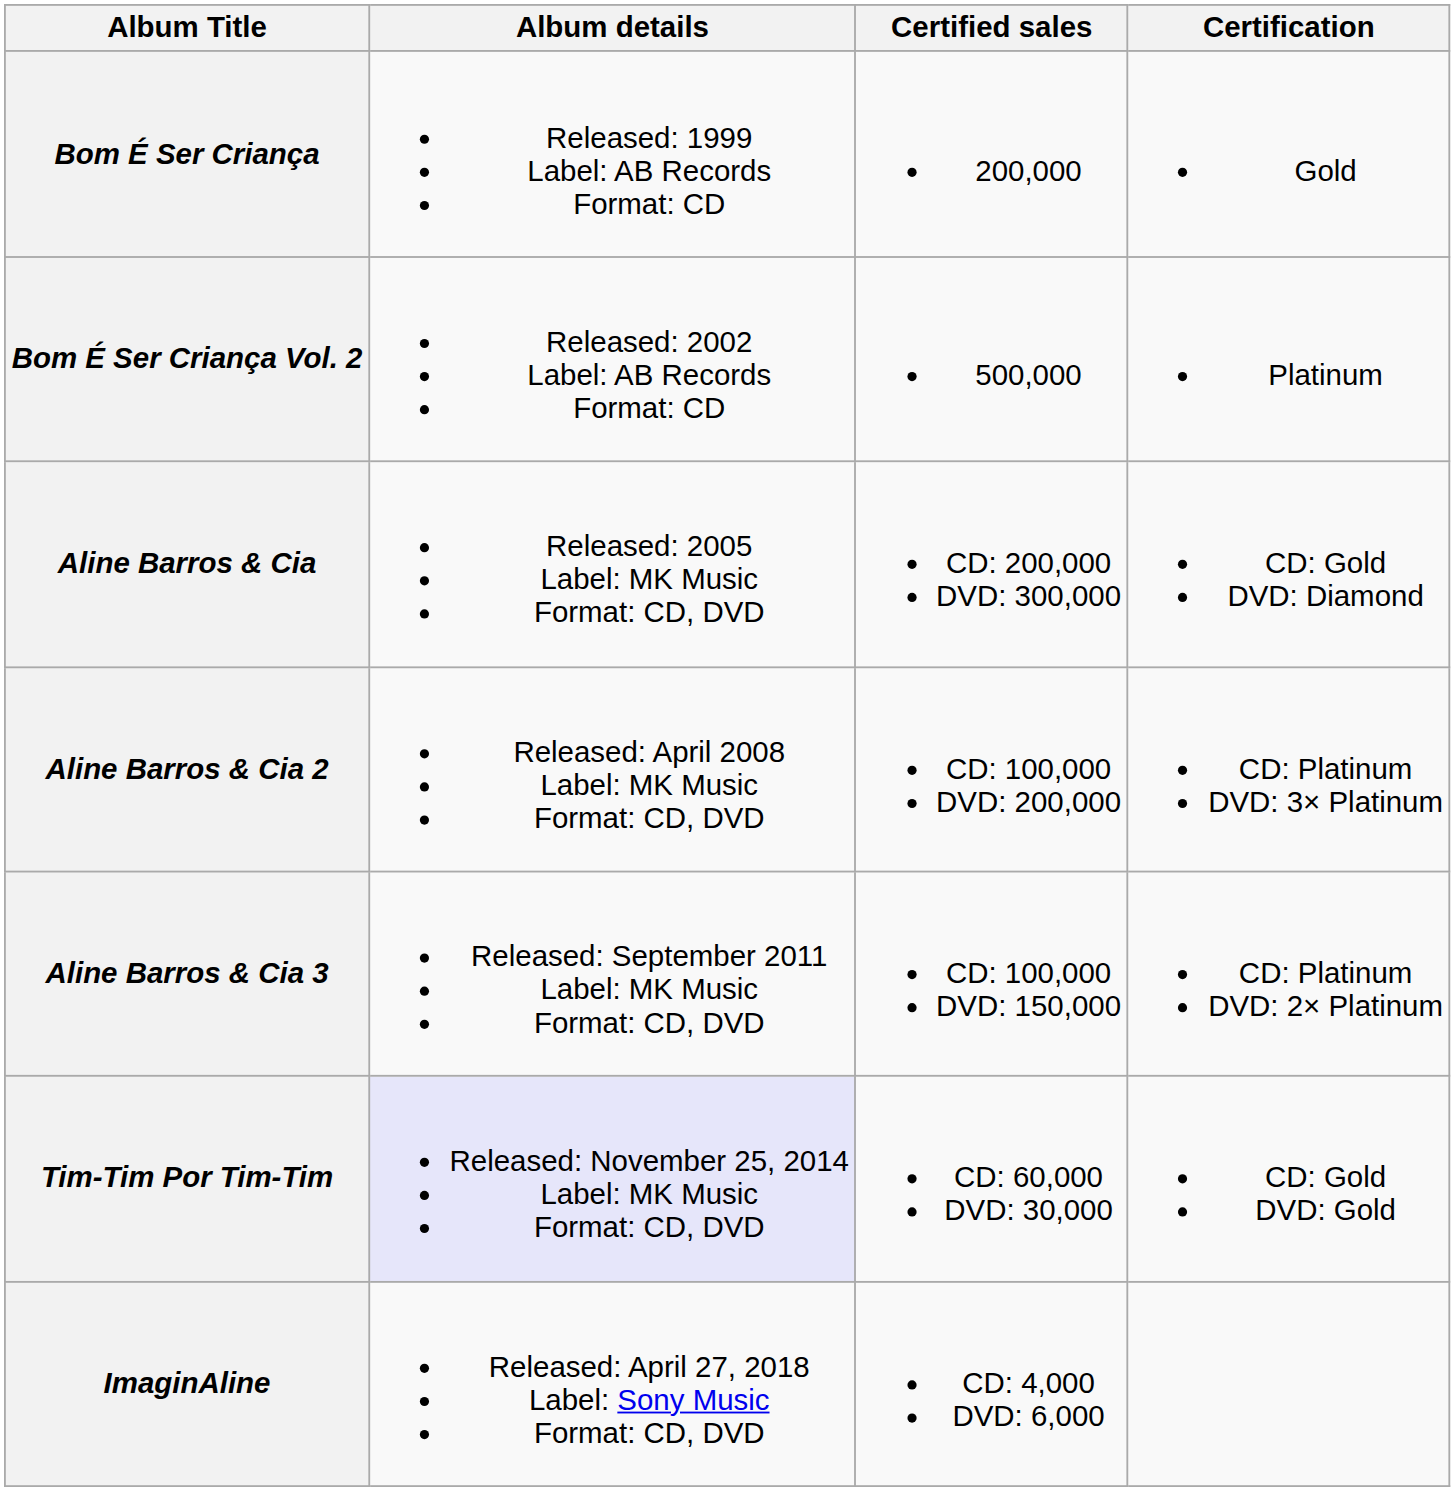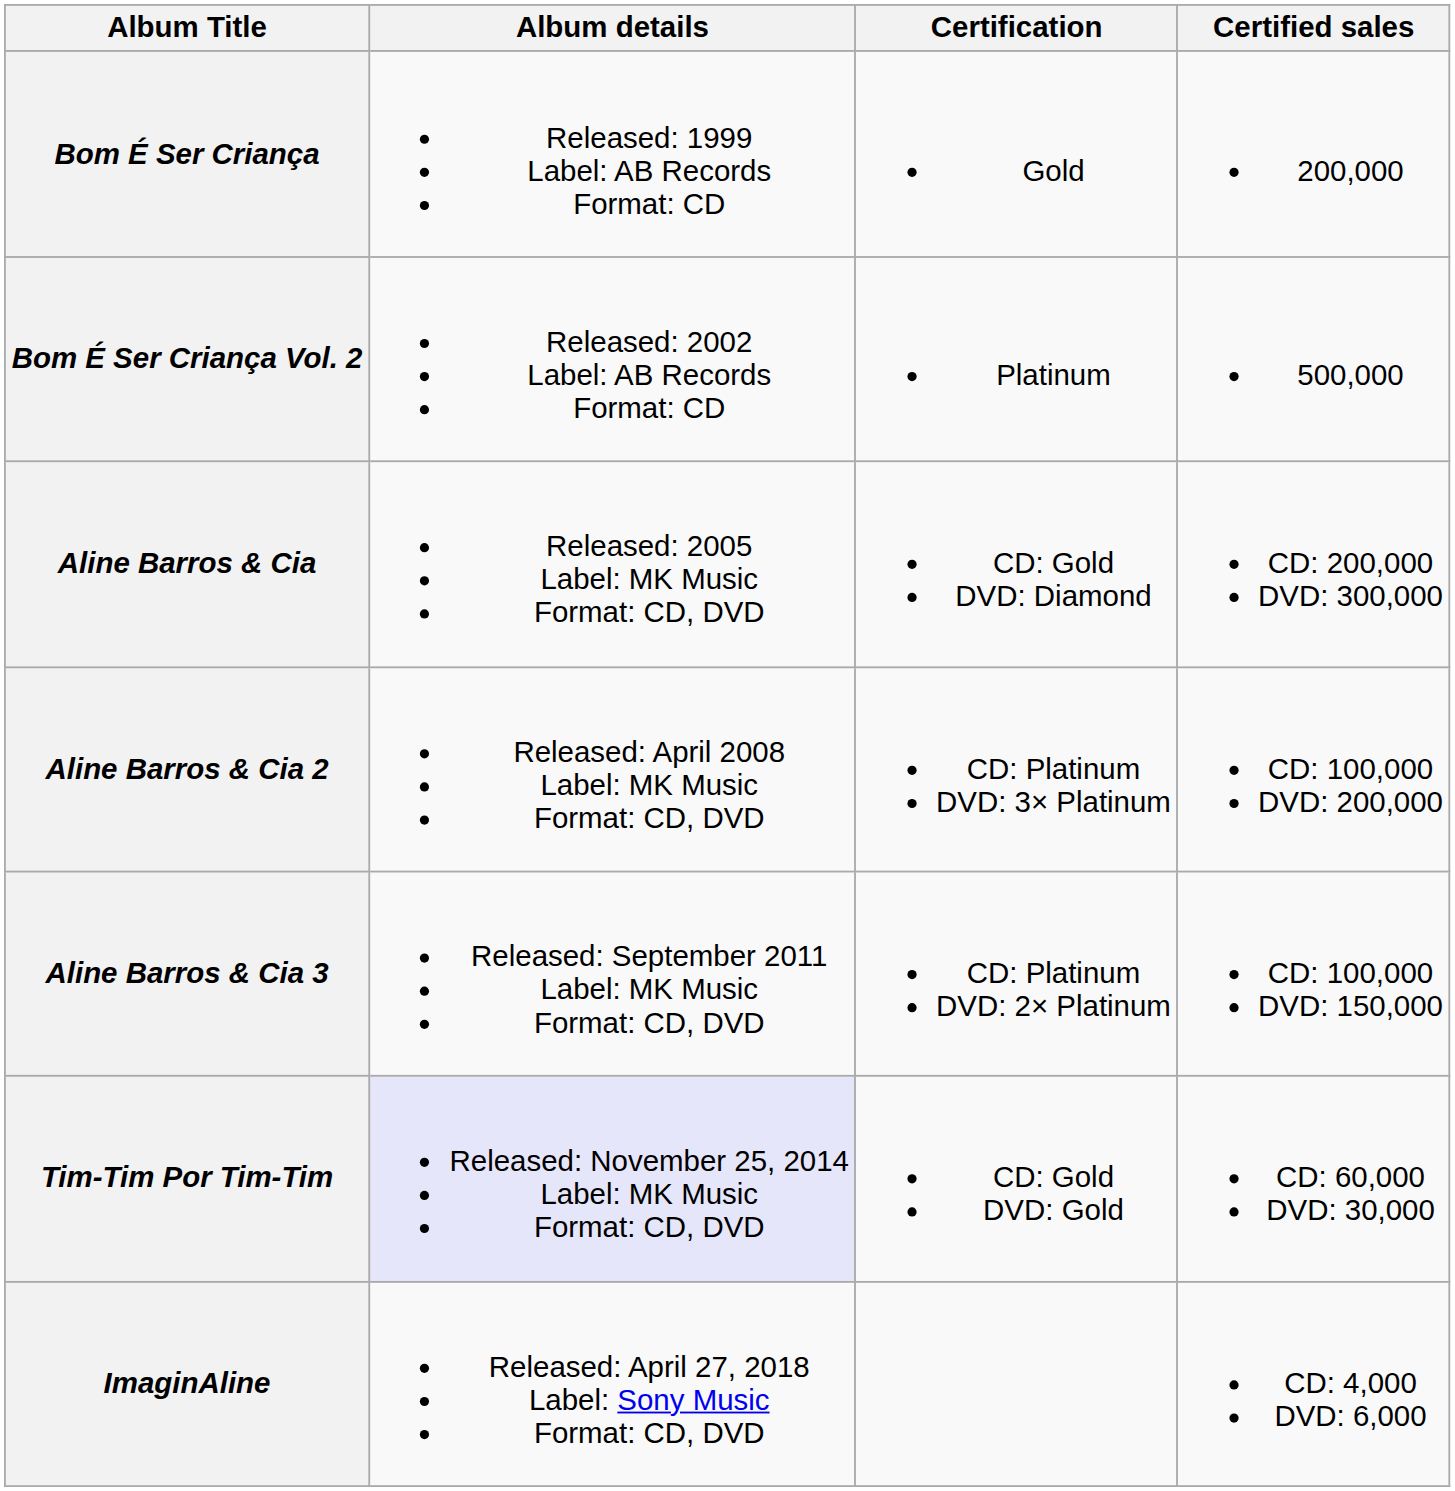columns swapped: (1289, 27) <-> (992, 27)
